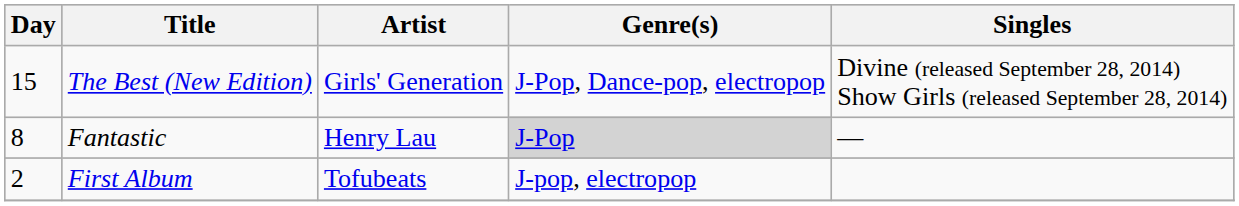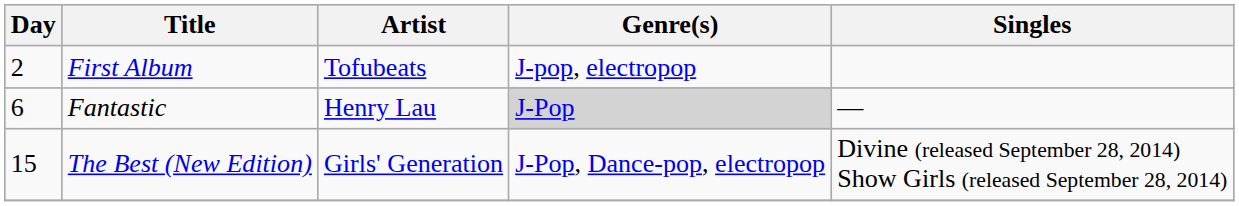rows swapped: (130, 178) <-> (190, 81)
(17, 137) 8 -> (17, 107) 6
